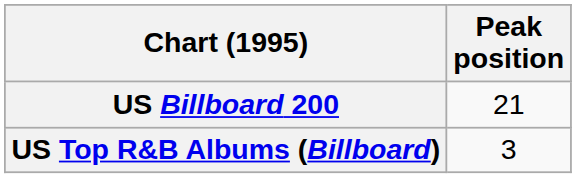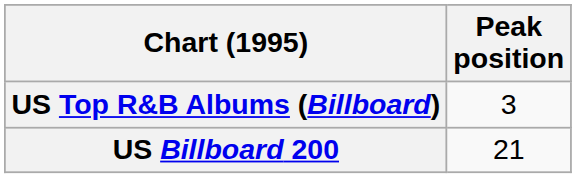rows swapped: (226, 104) <-> (226, 149)
